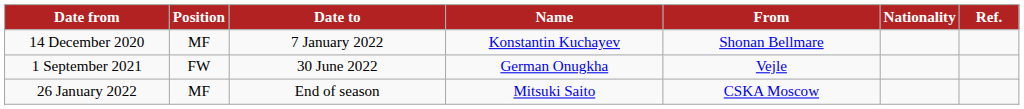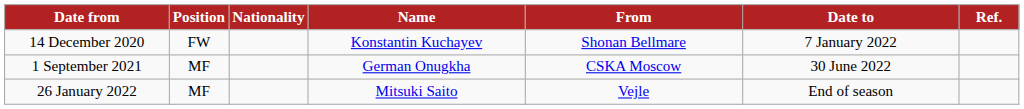columns swapped: (920, 17) <-> (337, 17)
(199, 42) MF -> (199, 42) FW
(199, 67) FW -> (199, 67) MF
(771, 67) Vejle -> (634, 67) CSKA Moscow
(771, 92) CSKA Moscow -> (634, 92) Vejle
